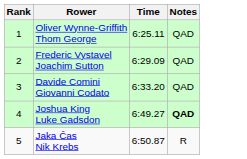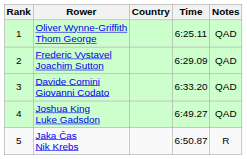+ column: (151, 12)
(183, 114) bold -> (226, 114) normal
